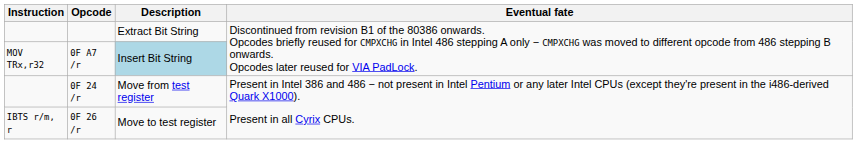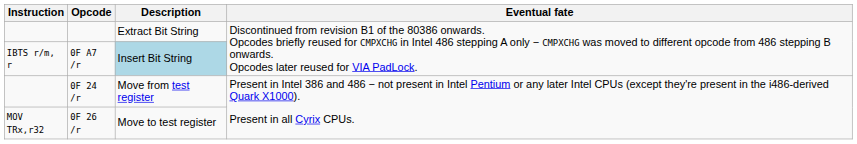(25, 59) MOV TRx,r32 -> (31, 59) IBTS r/m, r
(31, 124) IBTS r/m, r -> (25, 124) MOV TRx,r32
